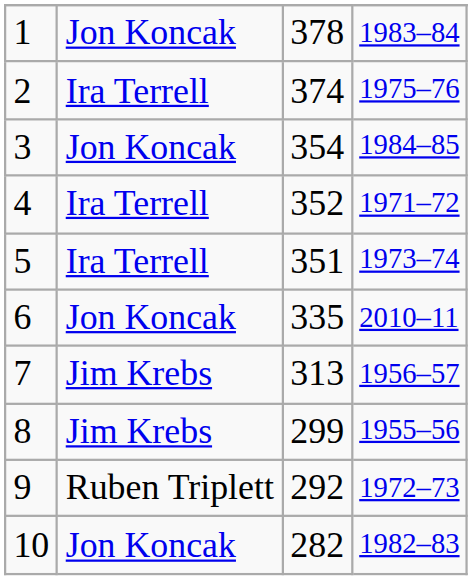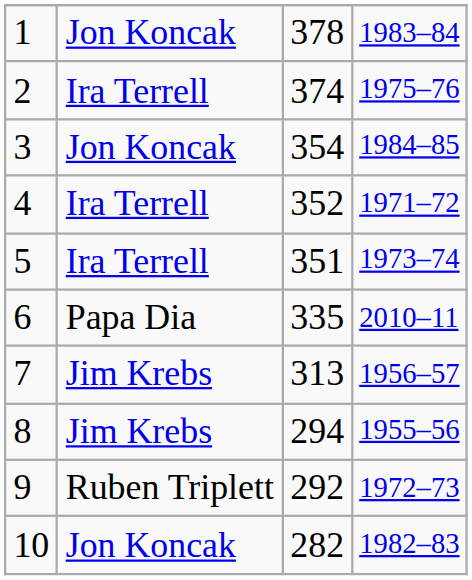(151, 317) Jon Koncak -> (131, 317) Papa Dia
(317, 430) 299 -> (317, 430) 294
